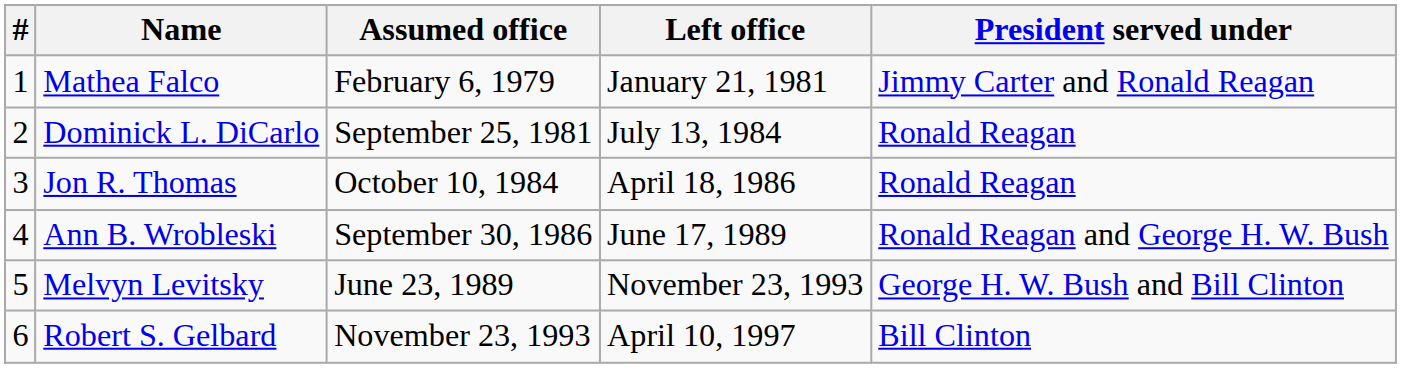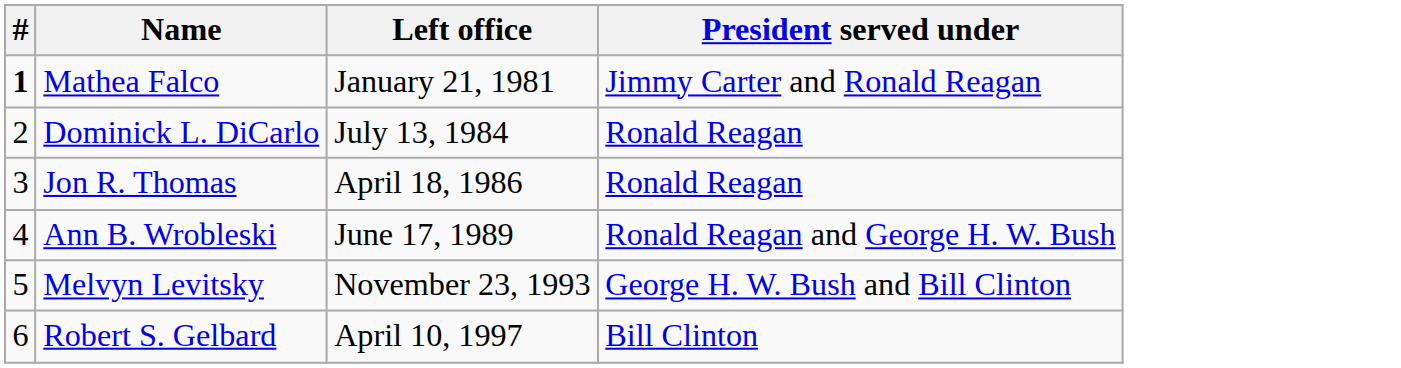- column: (463, 30)
(20, 81) normal -> (20, 81) bold
